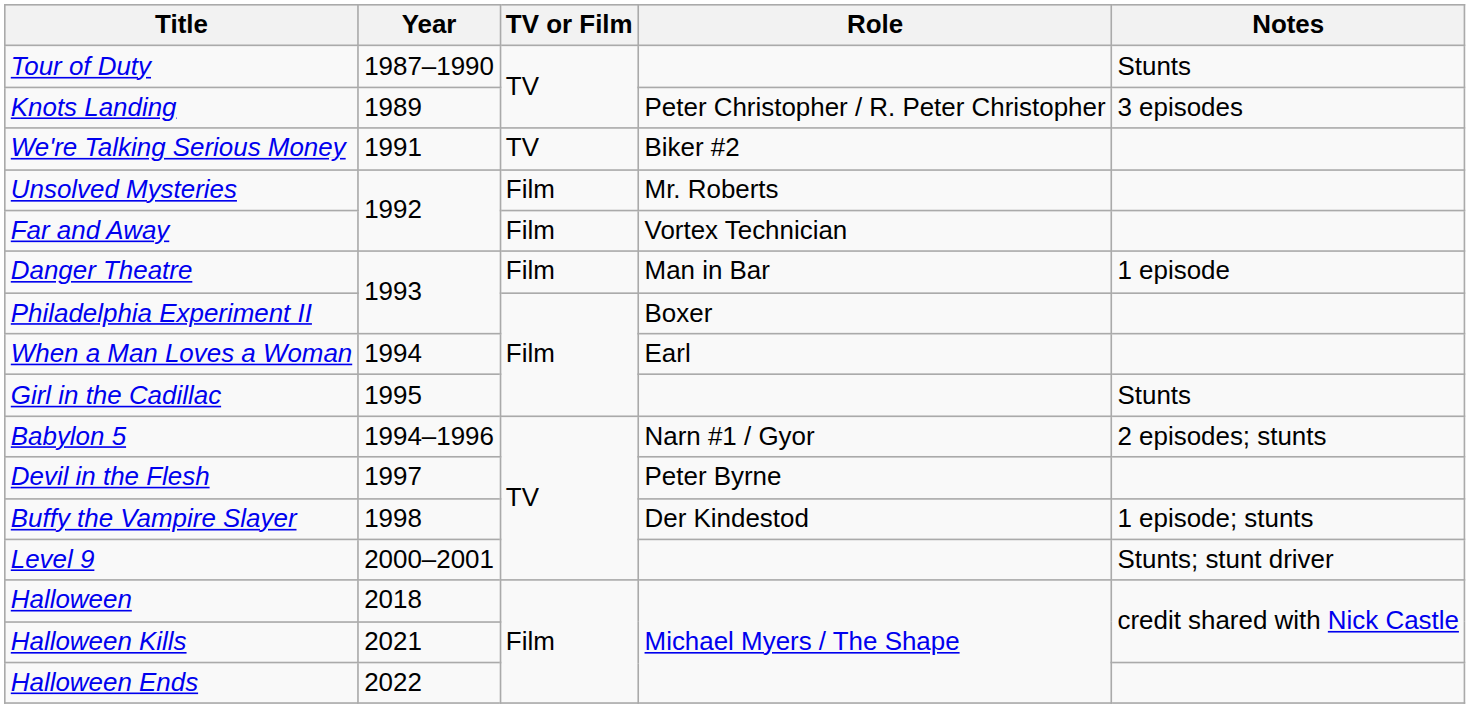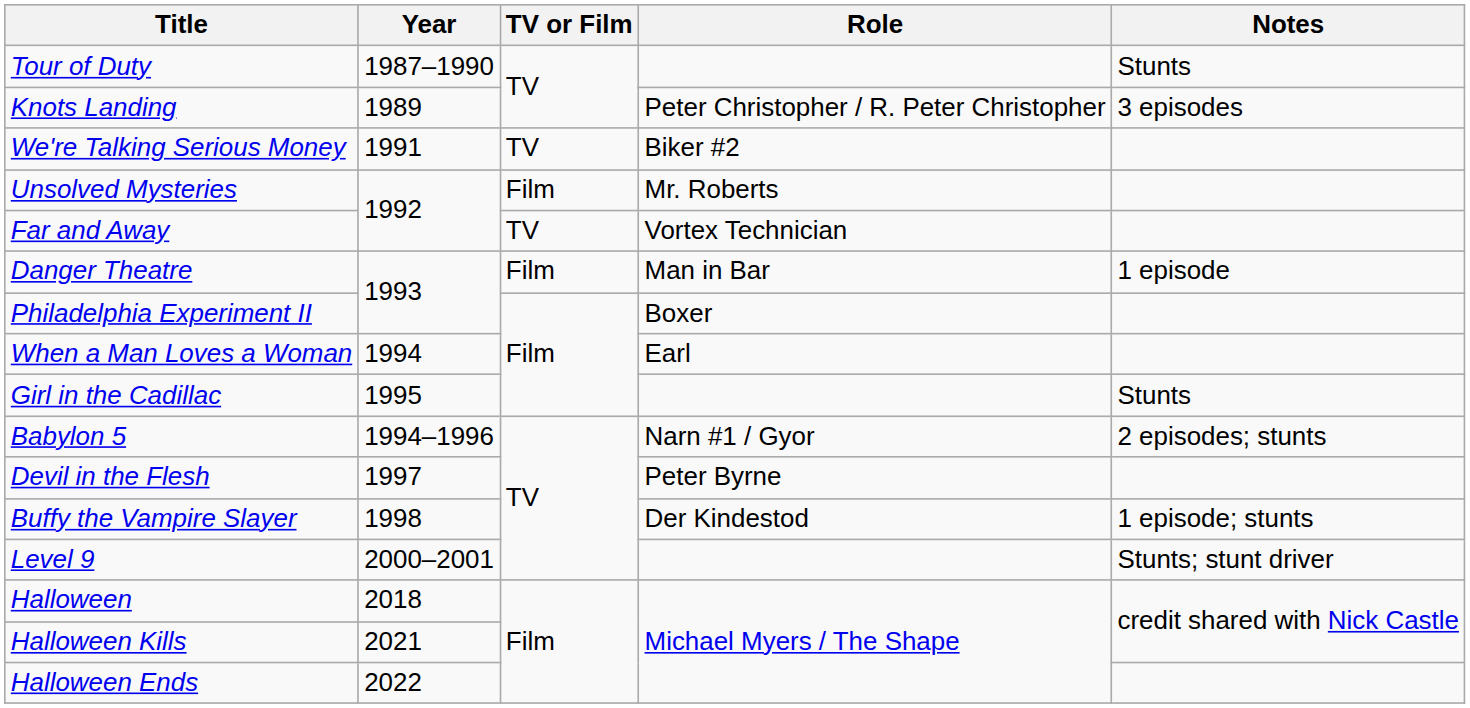(530, 230) Film -> (522, 230) TV
